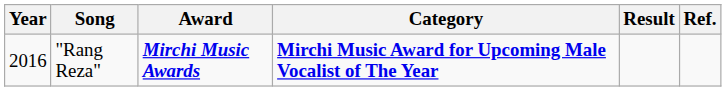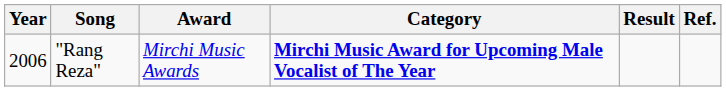(28, 60) 2016 -> (28, 60) 2006
(196, 60) bold -> (194, 60) normal
